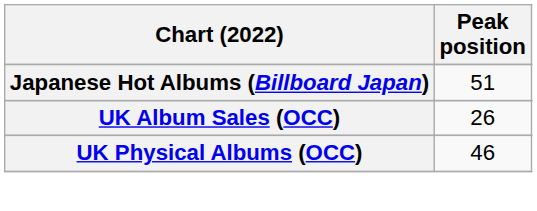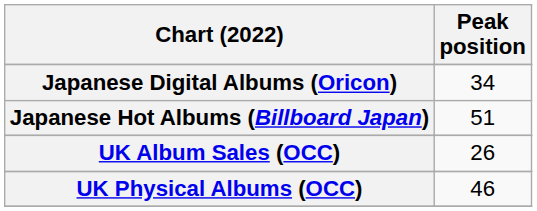+ row: (219, 82)
